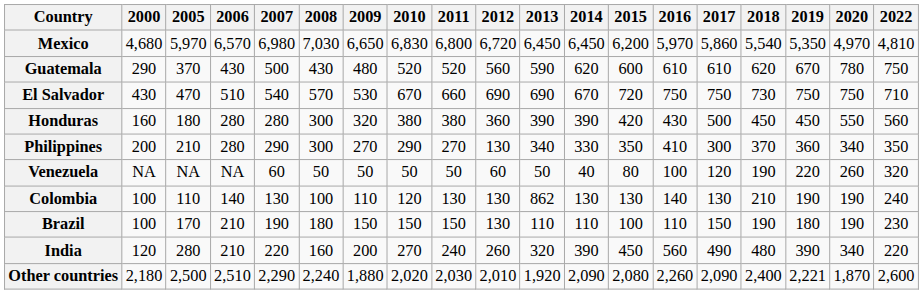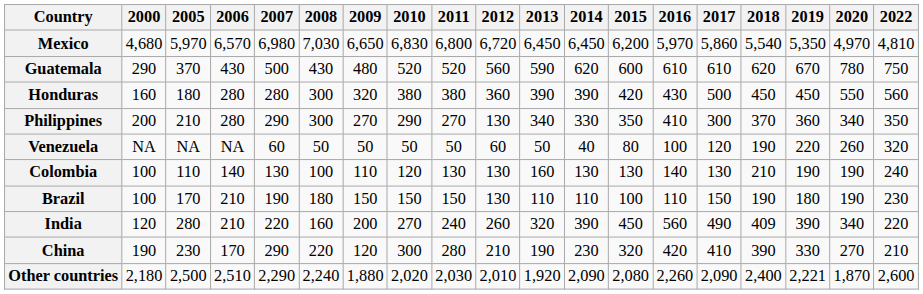- row: (63, 95)
(542, 198) 862 -> (542, 172) 160
(763, 250) 480 -> (763, 224) 409
+ row: (63, 250)
